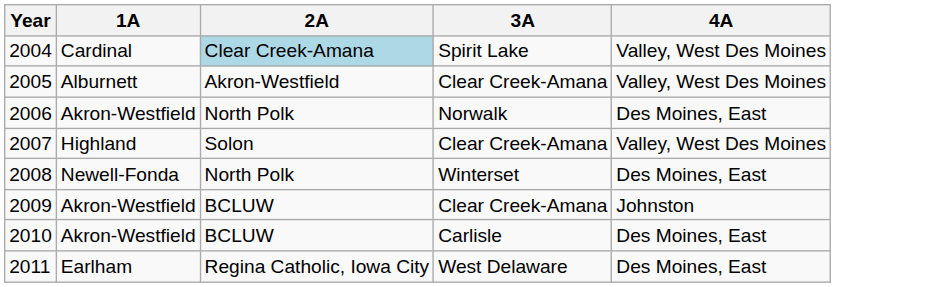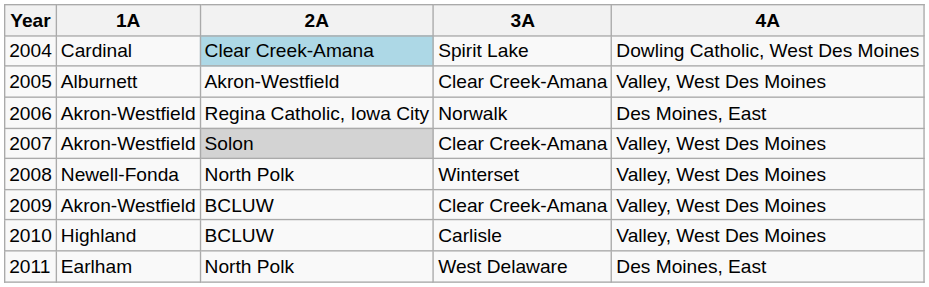(721, 51) Valley, West Des Moines -> (768, 51) Dowling Catholic, West Des Moines
(249, 112) North Polk -> (317, 112) Regina Catholic, Iowa City
(99, 143) Highland -> (128, 143) Akron-Westfield
(229, 143) no background -> (229, 143) lightgrey background
(691, 174) Des Moines, East -> (721, 174) Valley, West Des Moines
(655, 205) Johnston -> (721, 205) Valley, West Des Moines
(128, 236) Akron-Westfield -> (99, 236) Highland
(691, 236) Des Moines, East -> (721, 236) Valley, West Des Moines
(317, 266) Regina Catholic, Iowa City -> (249, 266) North Polk
